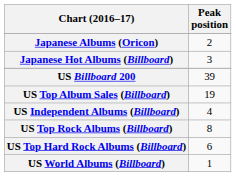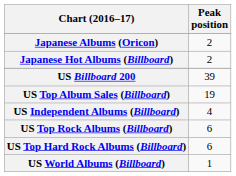(210, 59) 3 -> (210, 59) 2
(210, 128) 8 -> (210, 128) 6
